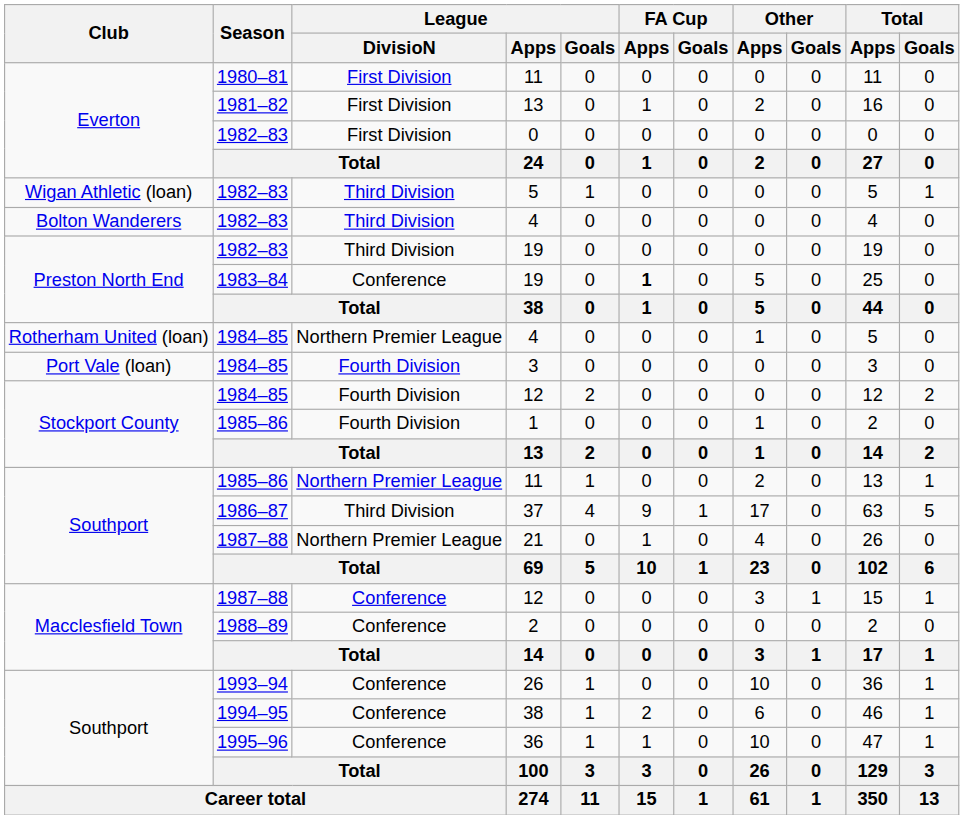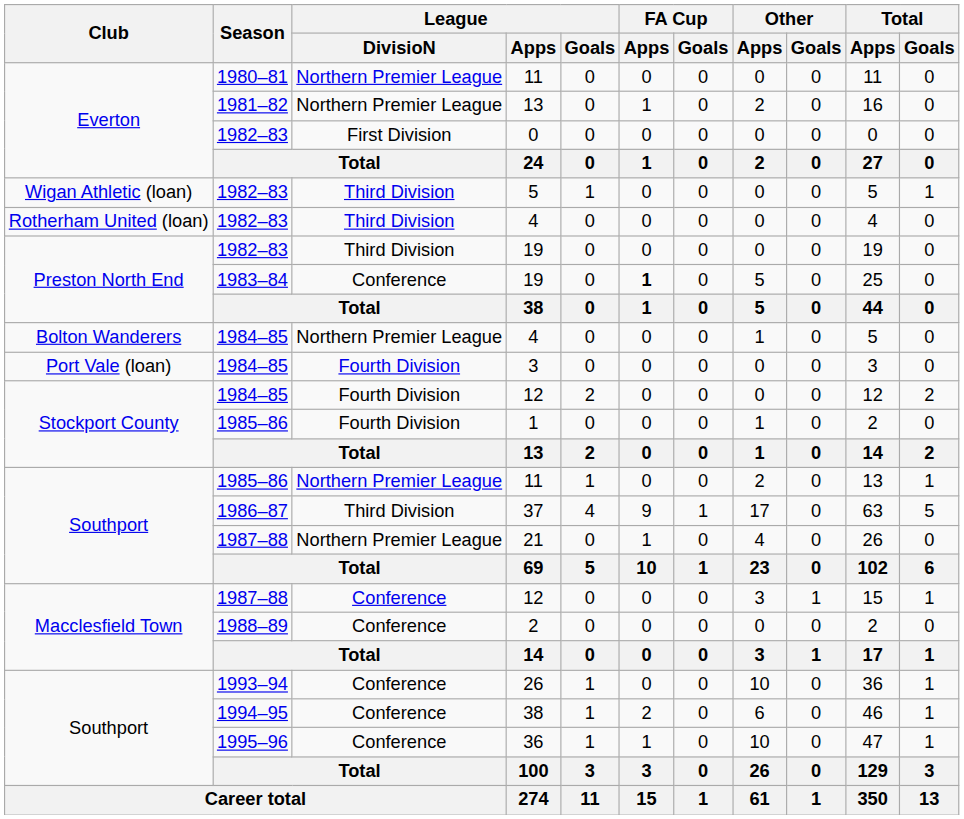(399, 76) First Division -> (399, 76) Northern Premier League
(399, 105) First Division -> (399, 105) Northern Premier League
(109, 221) Bolton Wanderers -> (109, 221) Rotherham United (loan)
(109, 337) Rotherham United (loan) -> (109, 337) Bolton Wanderers
